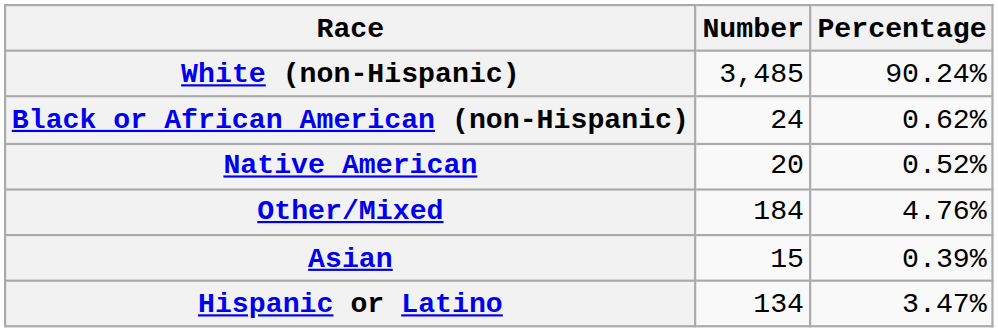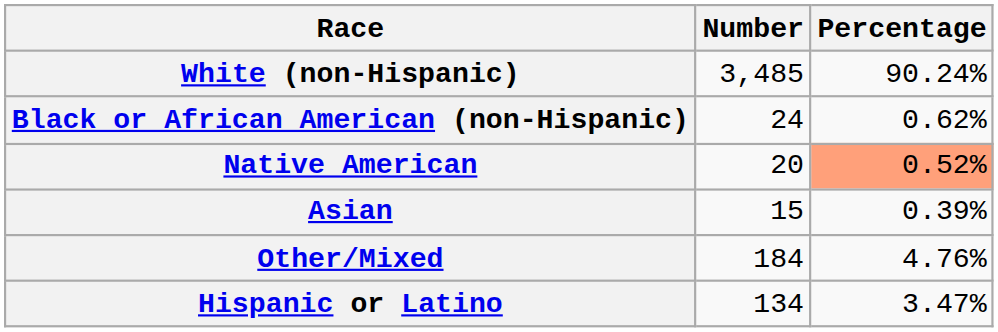(944, 166) no background -> (944, 166) lightsalmon background
rows swapped: (350, 258) <-> (350, 212)
